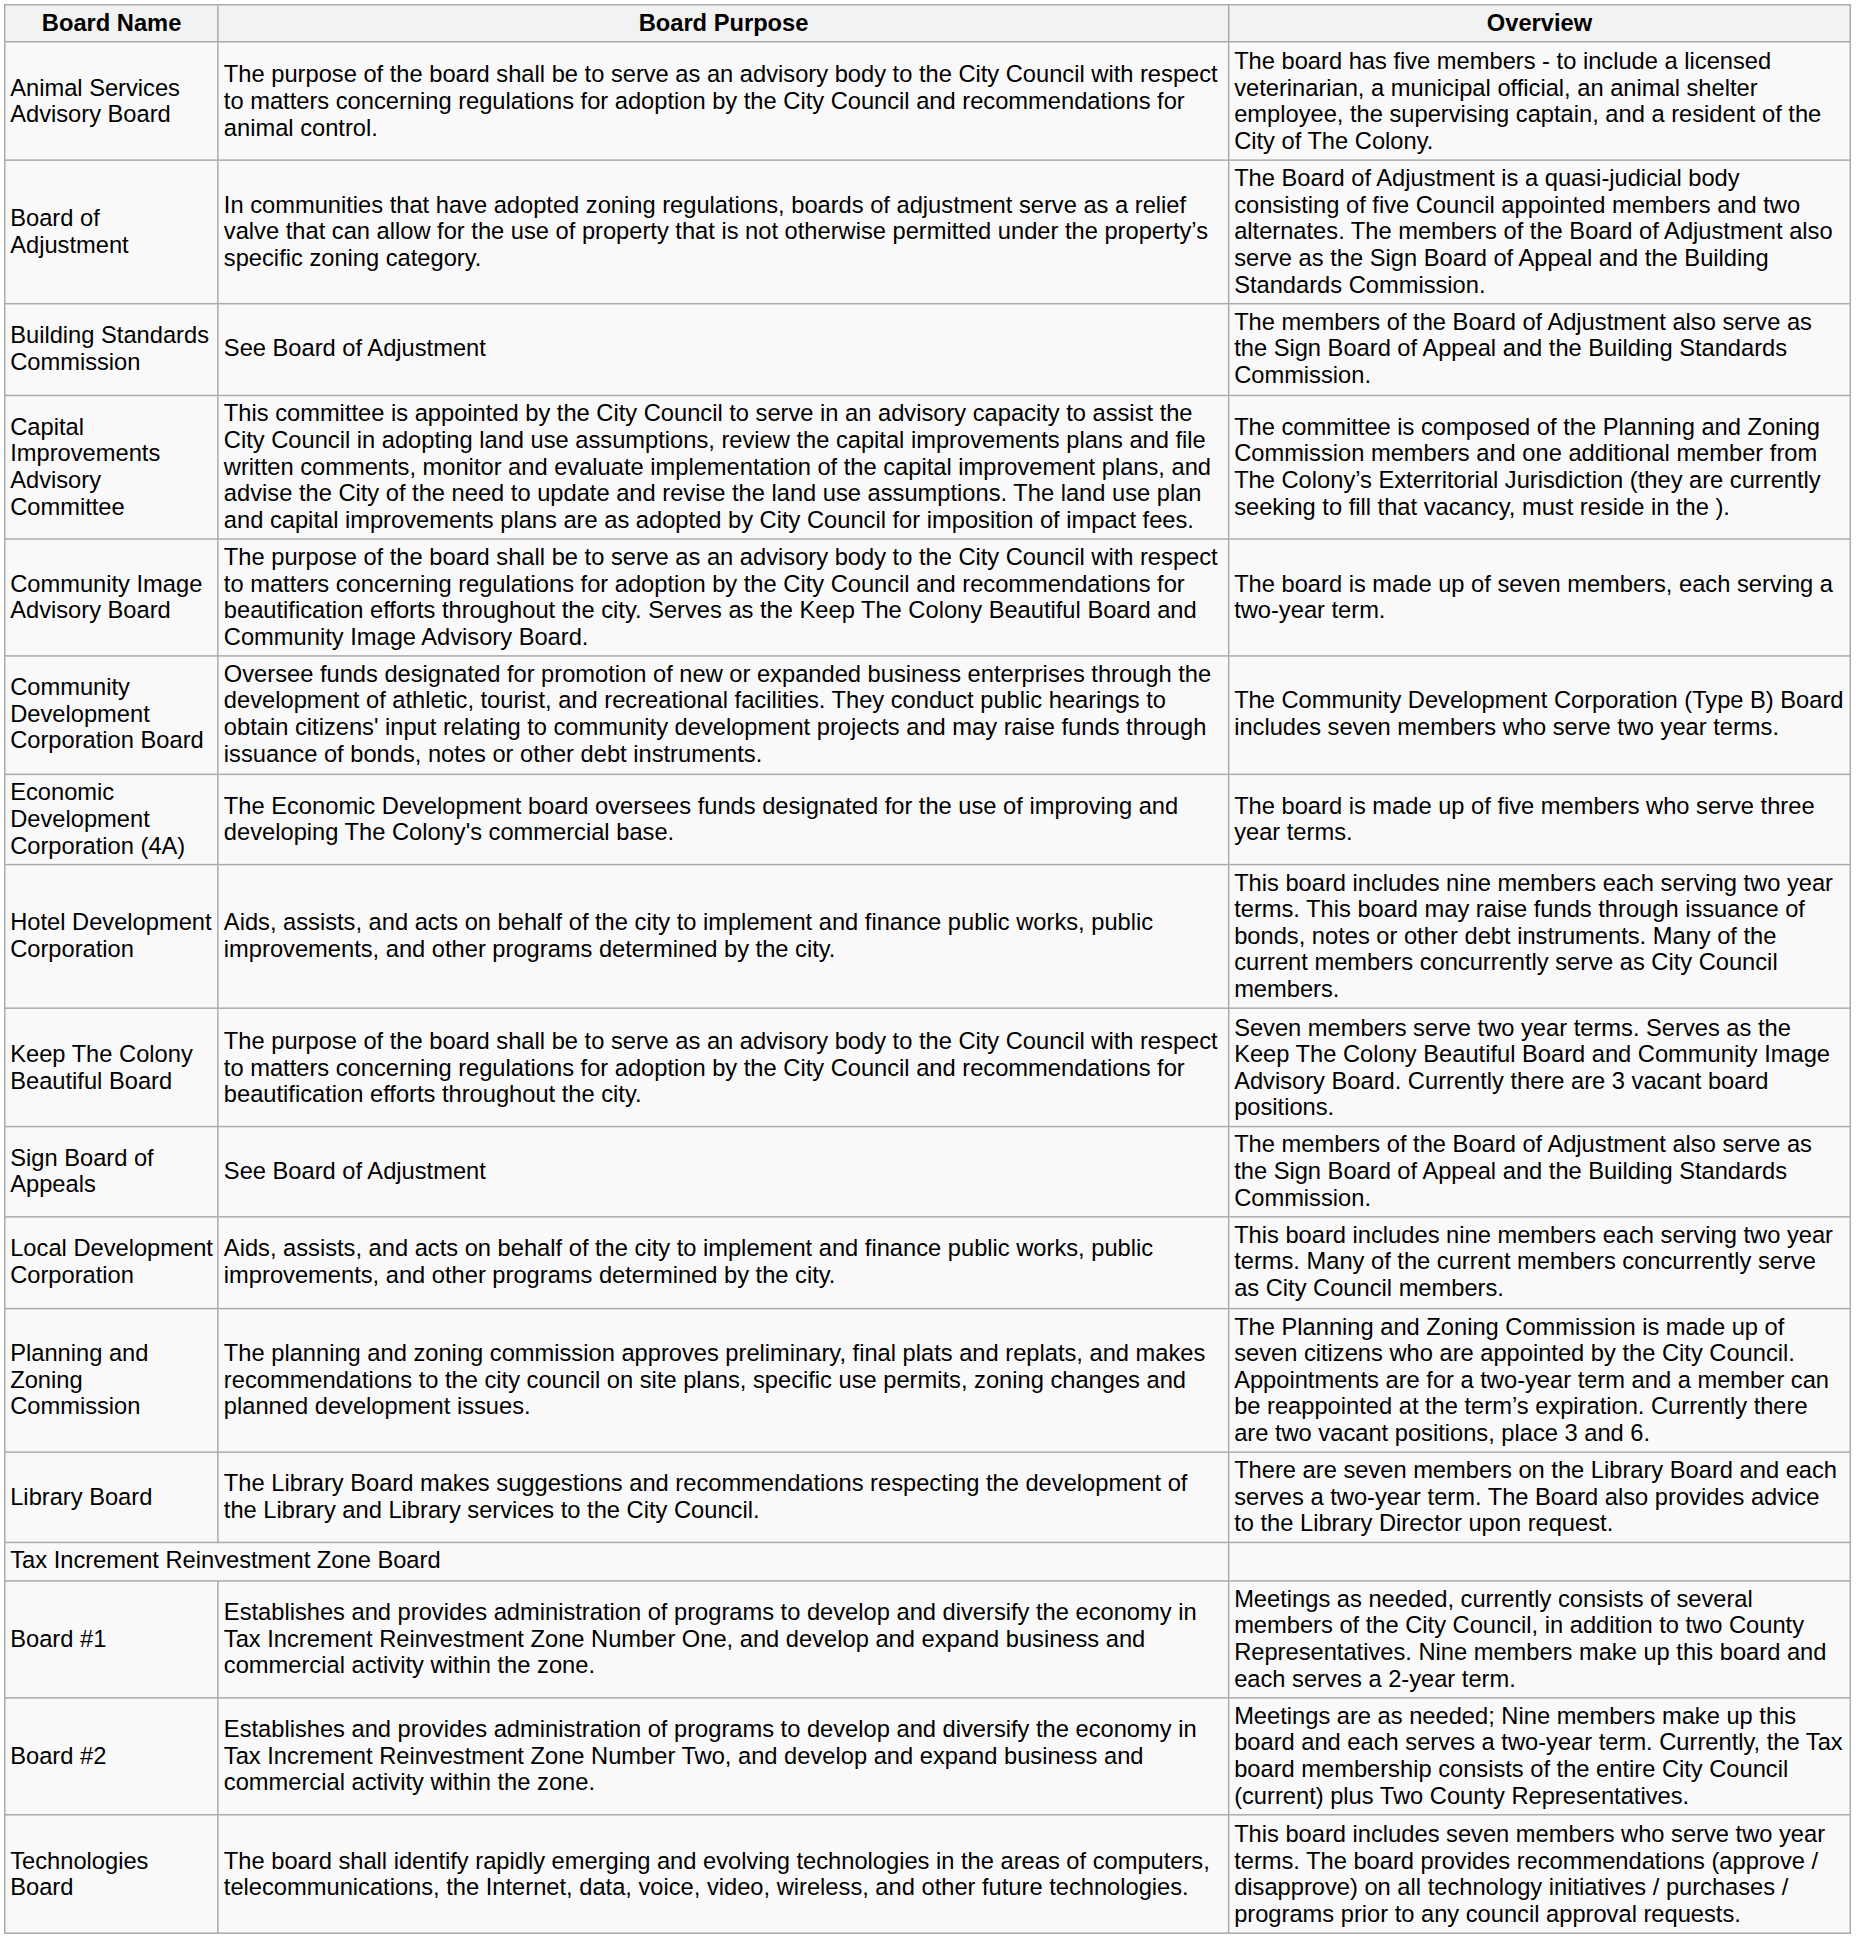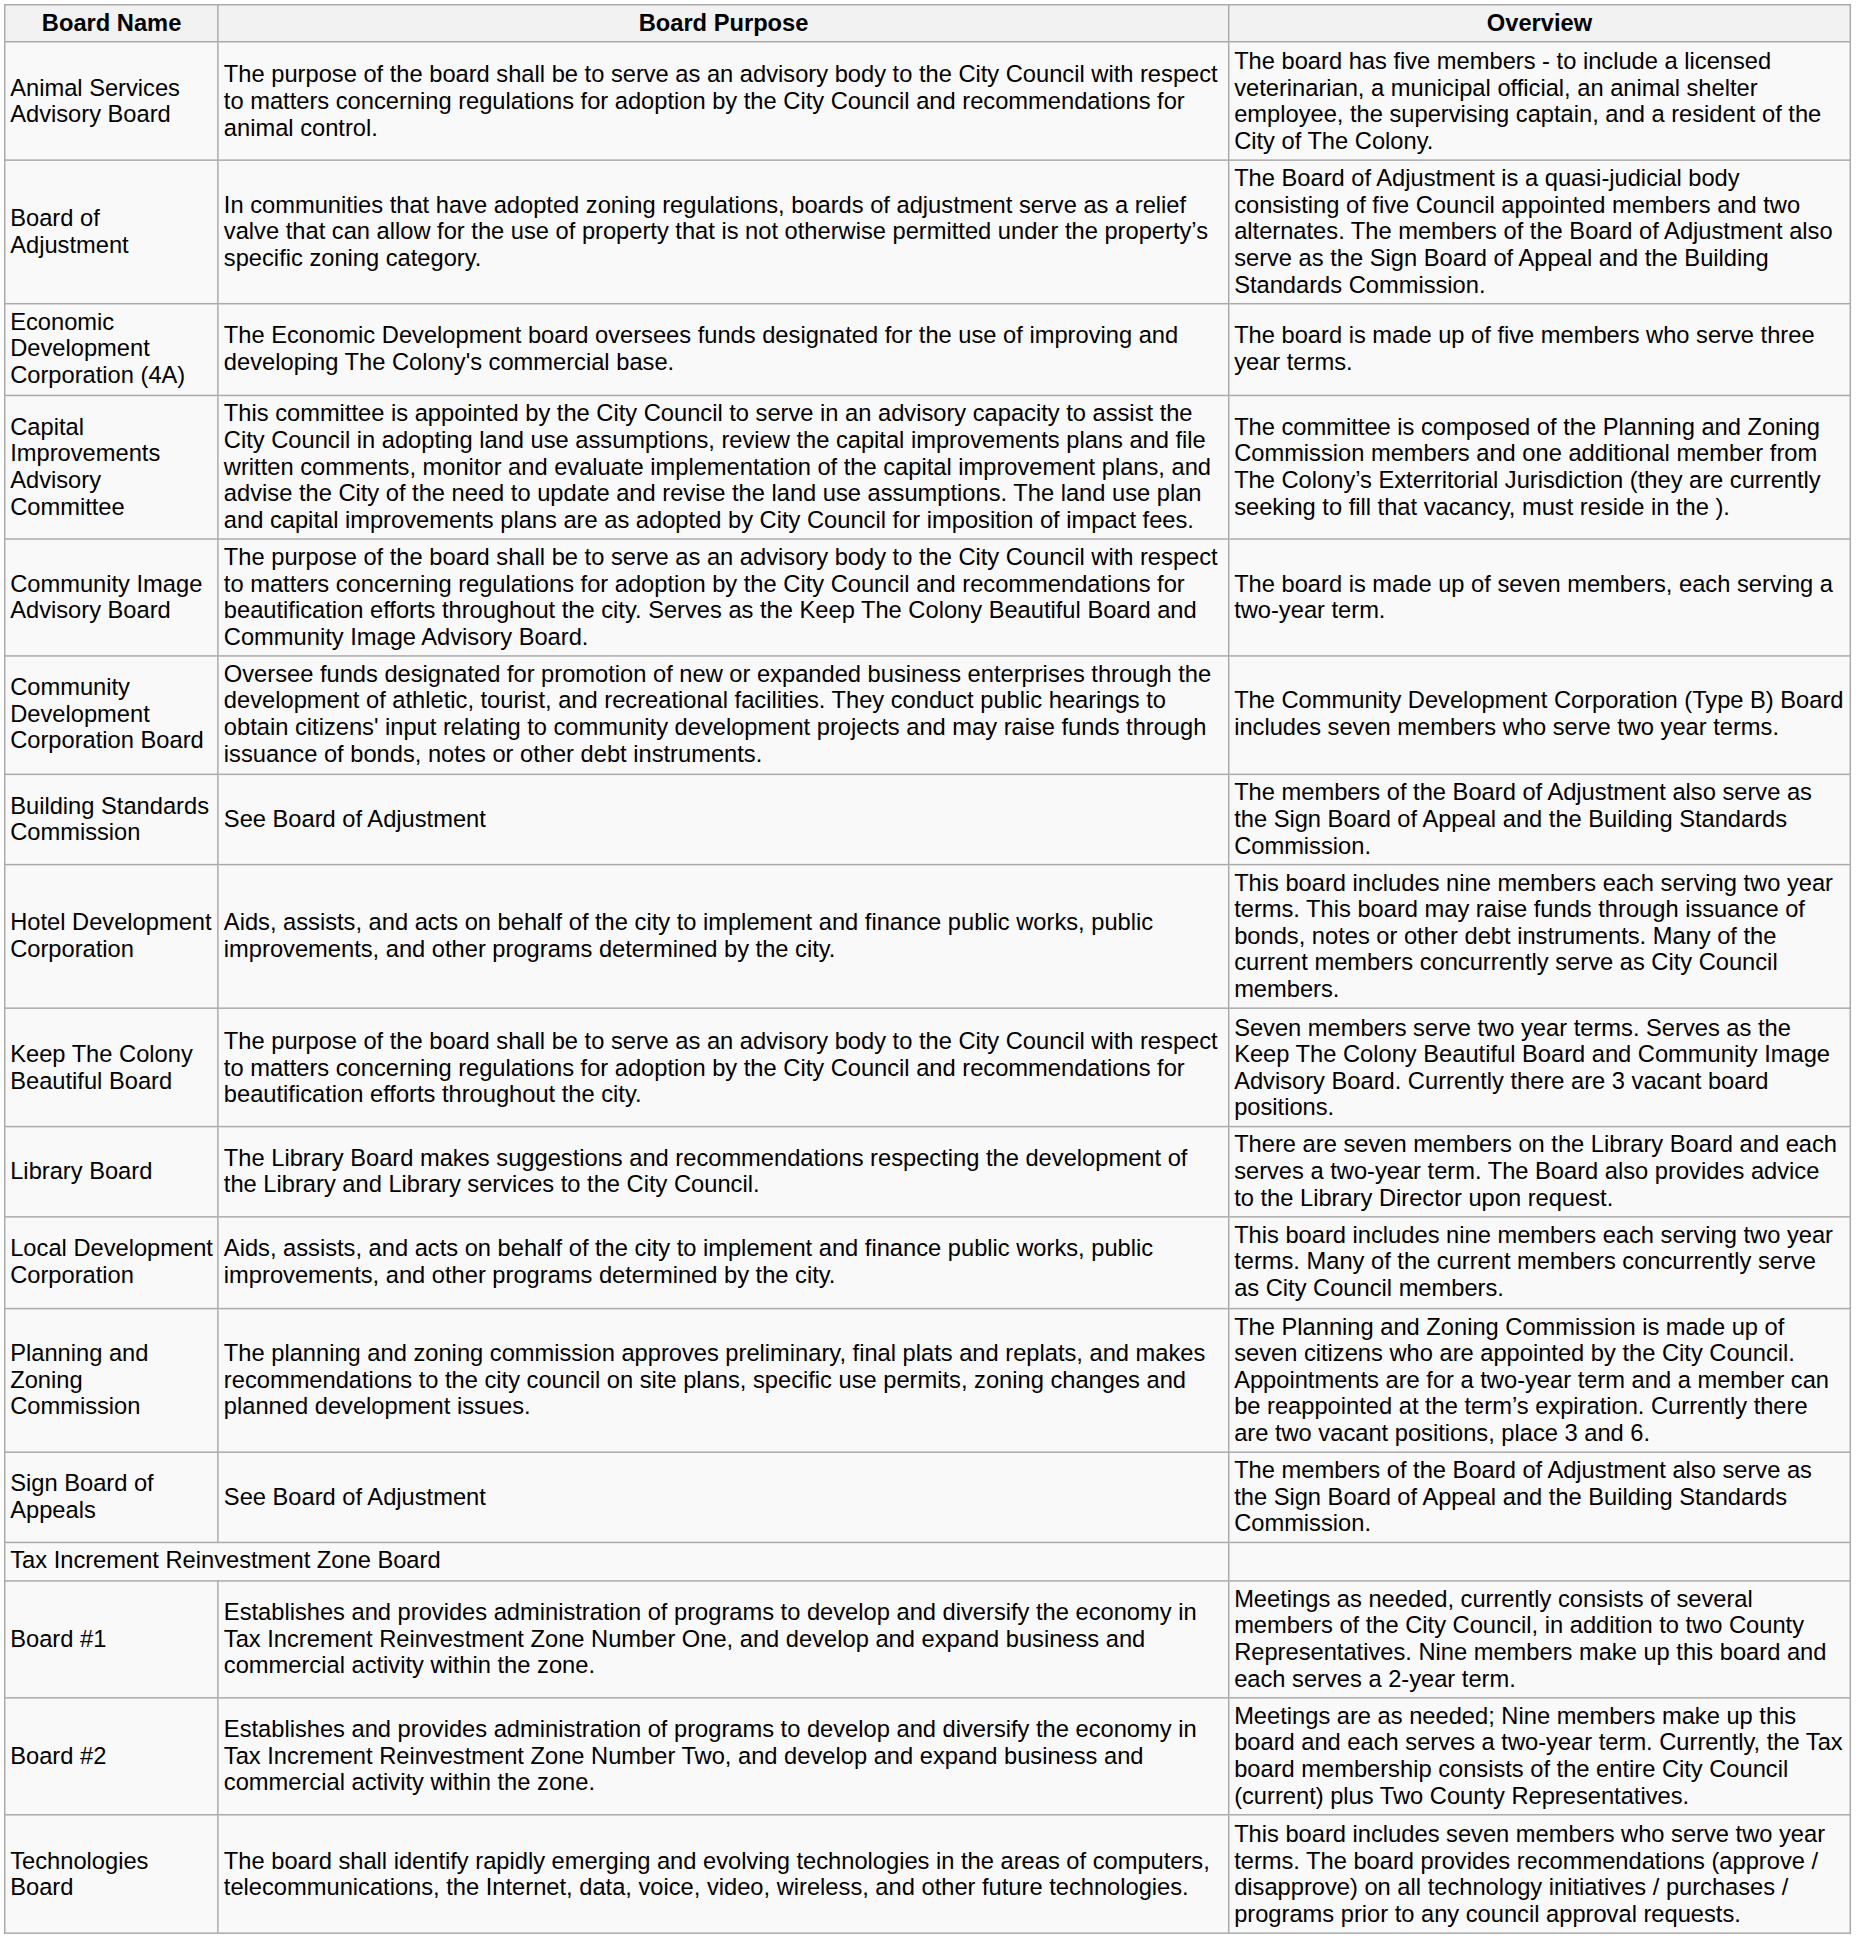rows swapped: (110, 349) <-> (98, 818)
rows swapped: (81, 1497) <-> (82, 1171)
